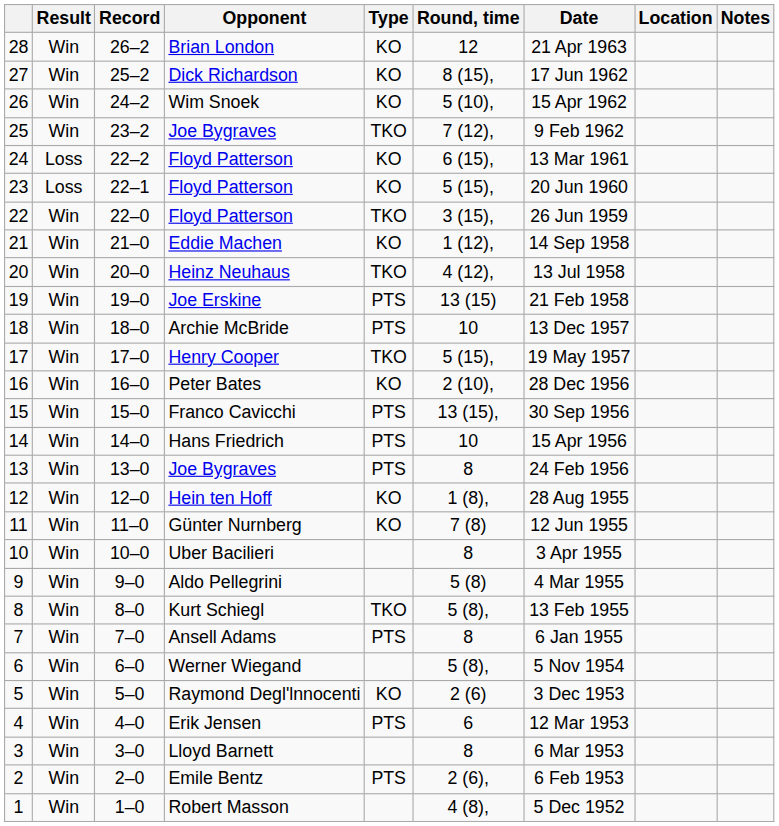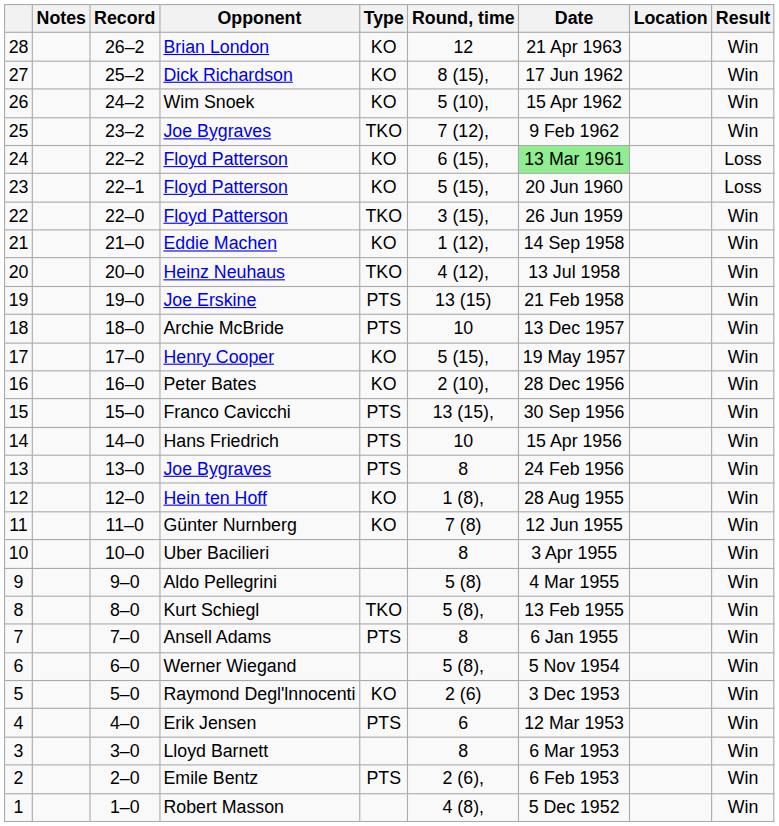columns swapped: (64, 18) <-> (745, 18)
(579, 159) no background -> (574, 159) lightgreen background
(389, 356) TKO -> (384, 356) KO
